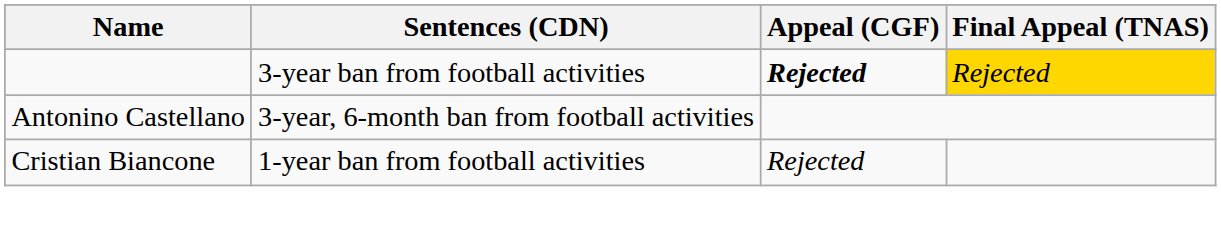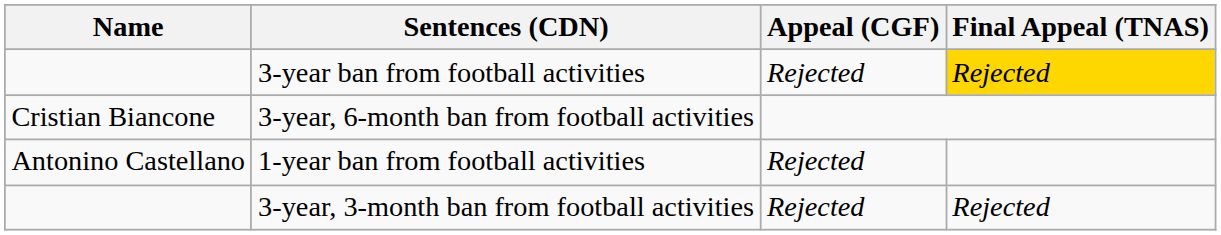(817, 71) bold -> (816, 71) normal
(128, 116) Antonino Castellano -> (113, 116) Cristian Biancone
(113, 161) Cristian Biancone -> (128, 161) Antonino Castellano
+ row: (506, 206)
